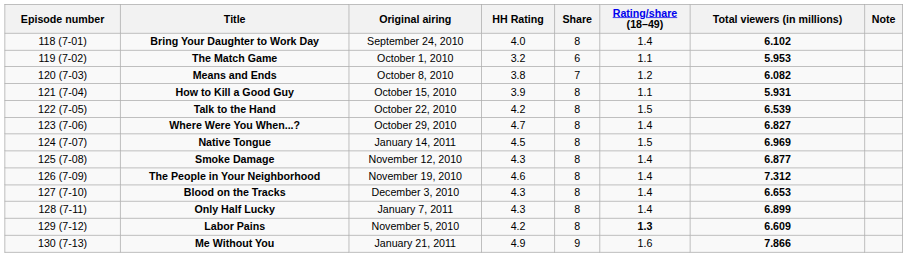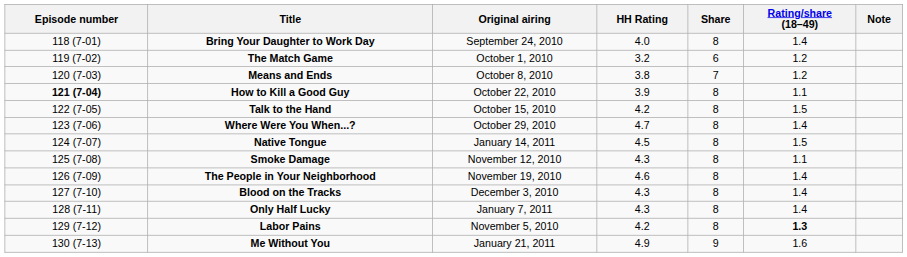- column: (778, 19)
(645, 59) 1.1 -> (800, 59) 1.2
(63, 92) normal -> (76, 92) bold
(415, 92) October 15, 2010 -> (515, 92) October 22, 2010
(415, 109) October 22, 2010 -> (515, 109) October 15, 2010
(645, 160) 1.4 -> (800, 160) 1.1
